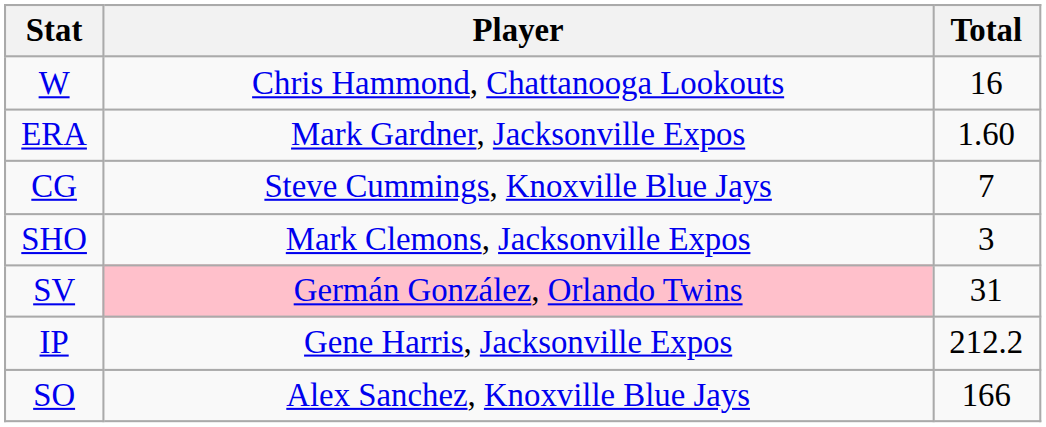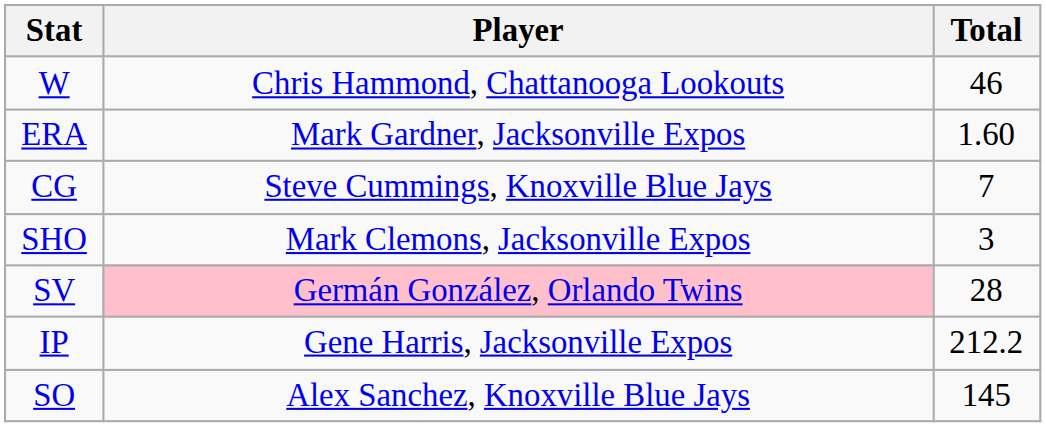(986, 82) 16 -> (986, 82) 46
(986, 290) 31 -> (986, 290) 28
(986, 394) 166 -> (986, 394) 145
